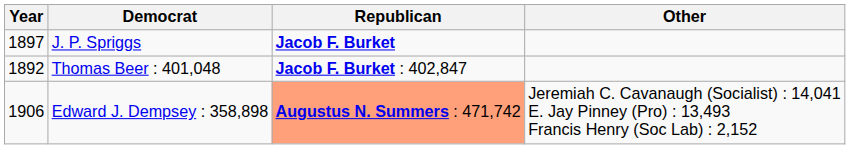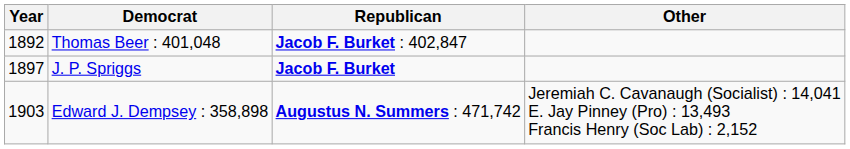rows swapped: (136, 68) <-> (96, 42)
(26, 112) 1906 -> (26, 112) 1903
(398, 112) lightsalmon background -> (398, 112) no background
